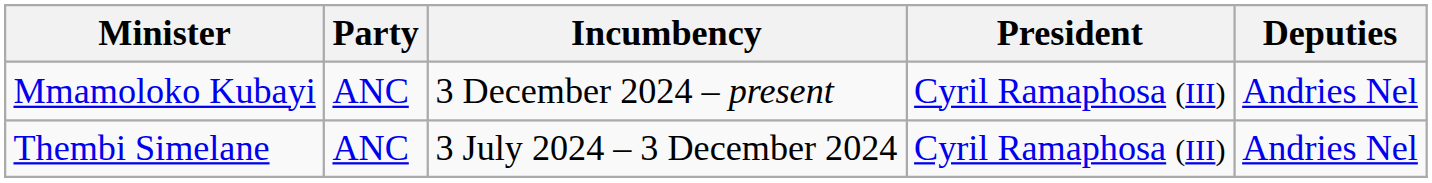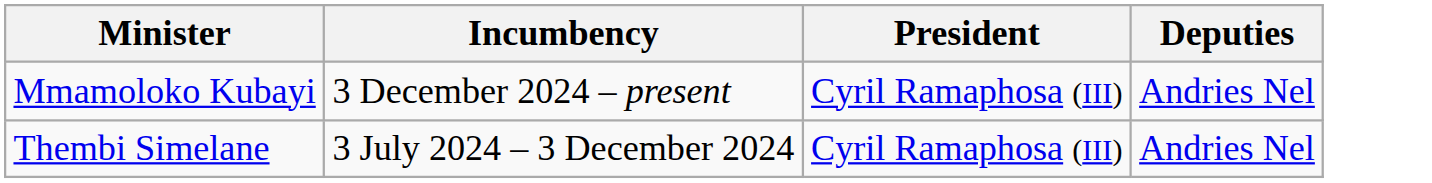- column: (376, 33)
